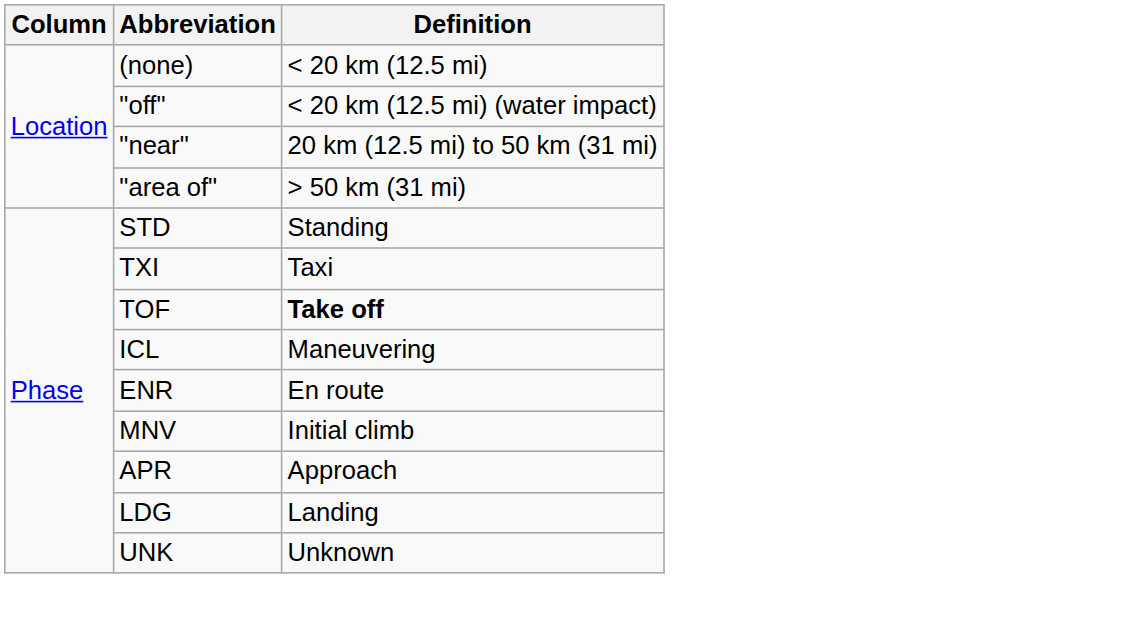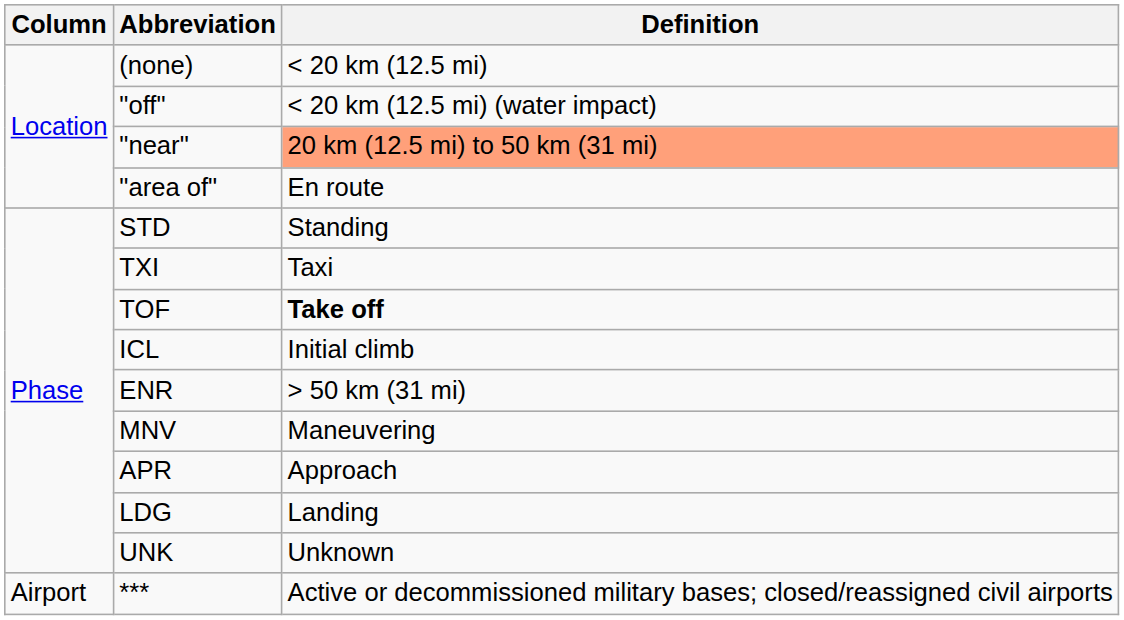(473, 146) no background -> (473, 146) lightsalmon background
(377, 187) > 50 km (31 mi) -> (336, 187) En route
(362, 349) Maneuvering -> (351, 349) Initial climb
(336, 390) En route -> (377, 390) > 50 km (31 mi)
(351, 430) Initial climb -> (362, 430) Maneuvering
+ row: (134, 593)
